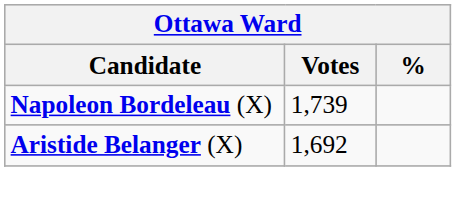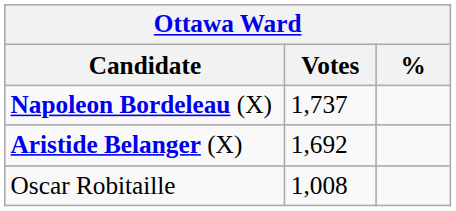(319, 104) 1,739 -> (319, 104) 1,737
+ row: (93, 184)
